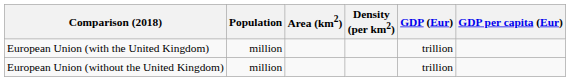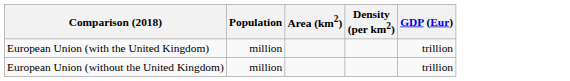- column: (511, 21)
